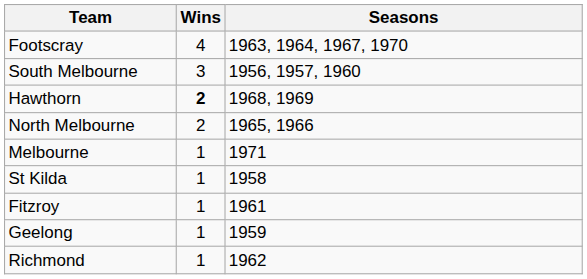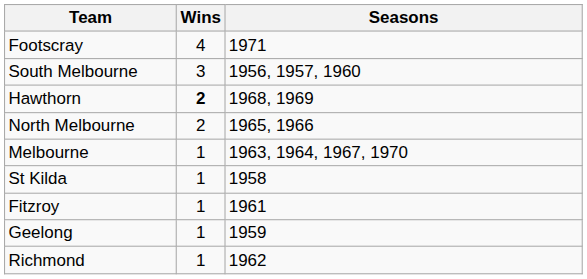(318, 44) 1963, 1964, 1967, 1970 -> (248, 44) 1971
(248, 152) 1971 -> (318, 152) 1963, 1964, 1967, 1970
